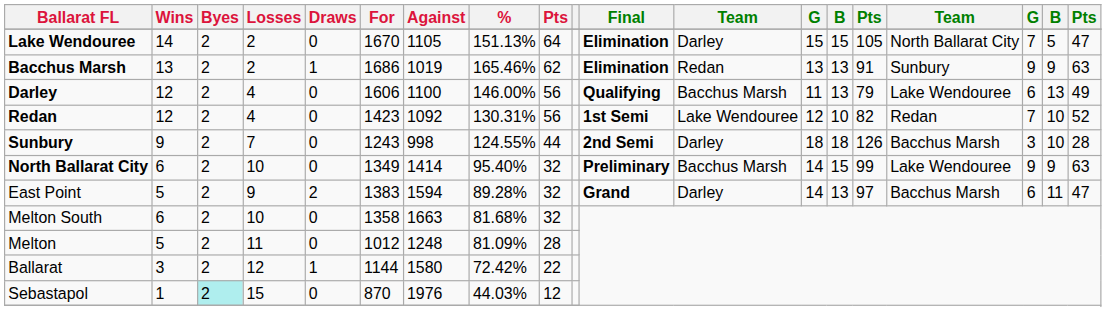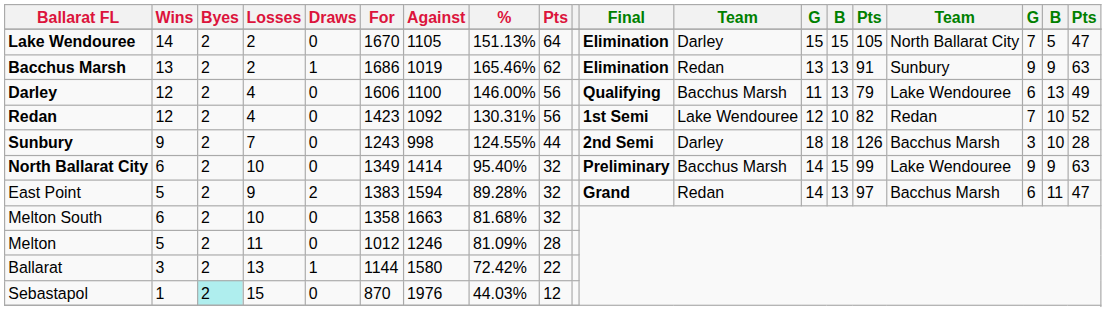(700, 192) Darley -> (701, 192) Redan
(425, 242) 1248 -> (425, 242) 1246
(255, 268) 12 -> (255, 268) 13
